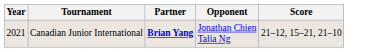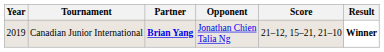+ column: (362, 12)
(16, 34) 2021 -> (16, 34) 2019
